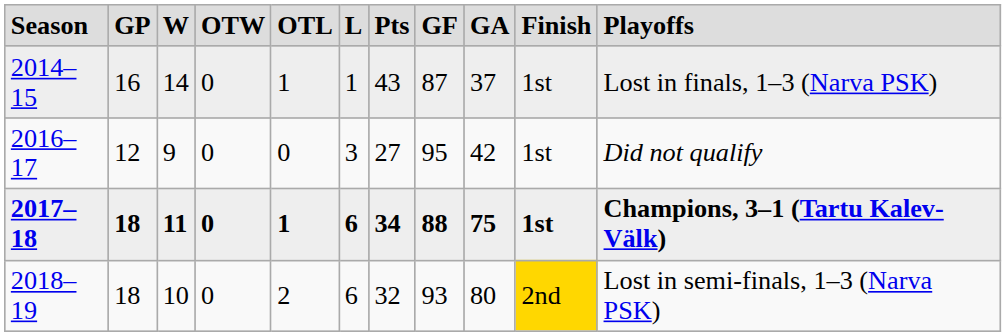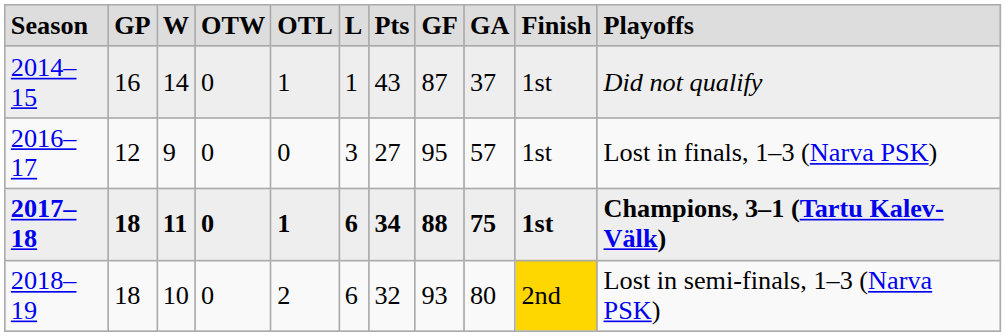(770, 81) Lost in finals, 1–3 (Narva PSK) -> (683, 81) Did not qualify
(483, 152) 42 -> (483, 152) 57
(683, 152) Did not qualify -> (770, 152) Lost in finals, 1–3 (Narva PSK)
